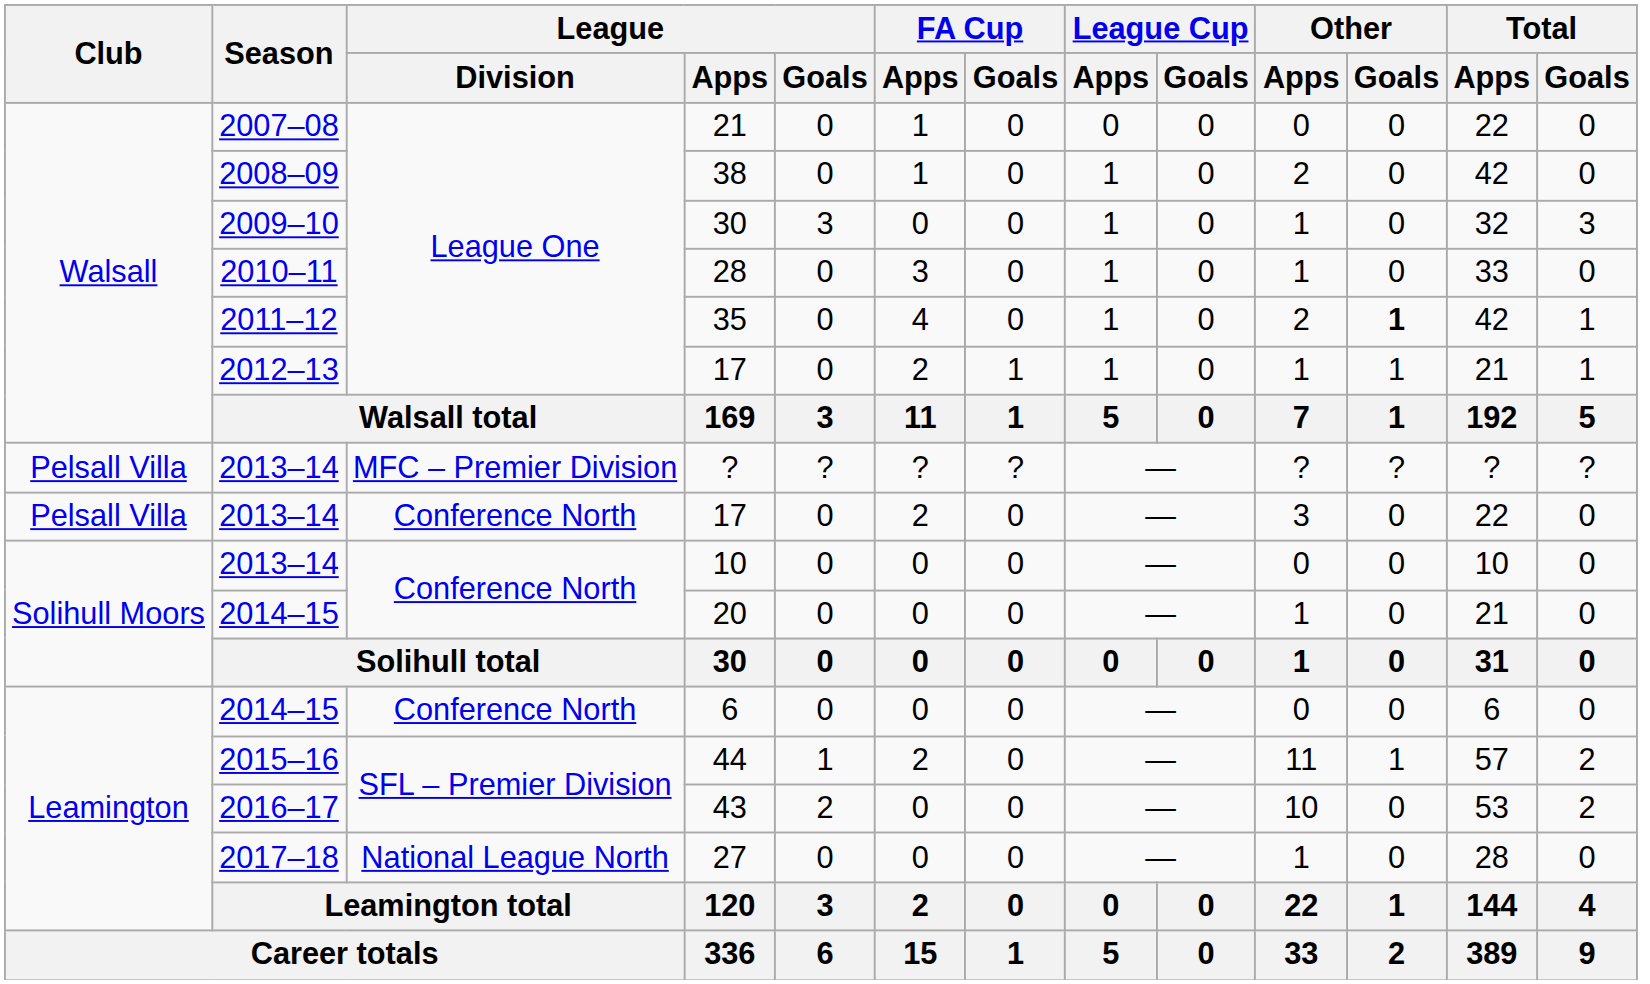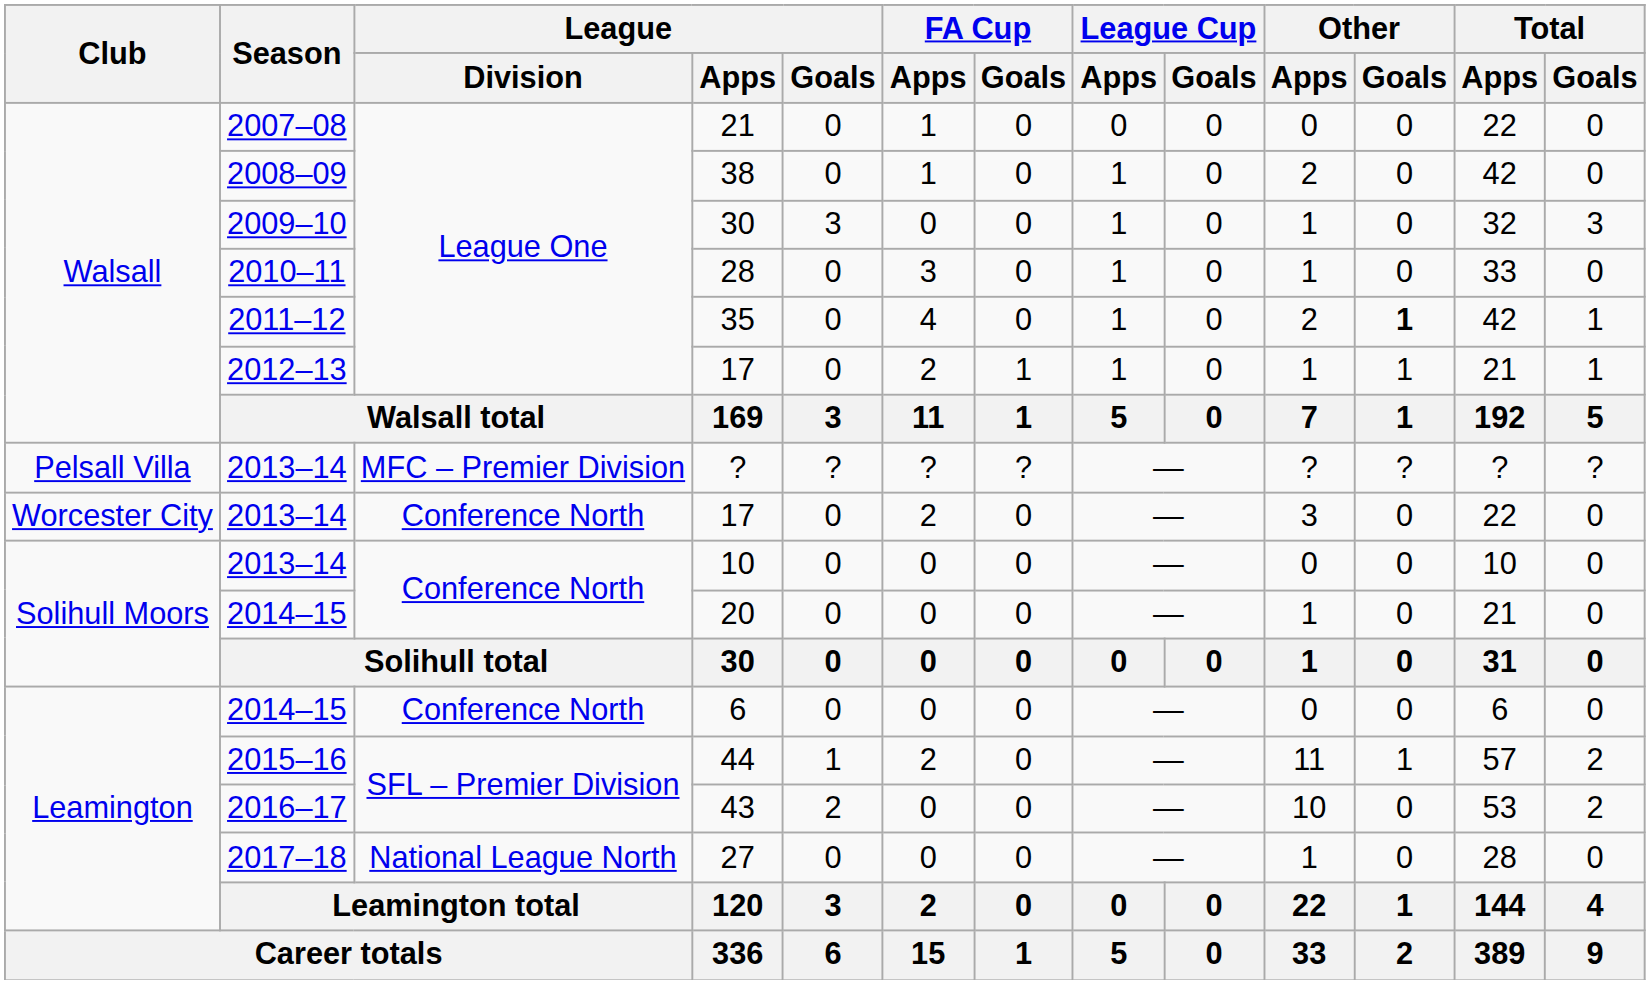(108, 516) Pelsall Villa -> (112, 516) Worcester City
